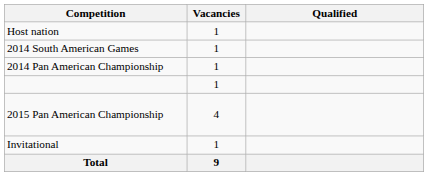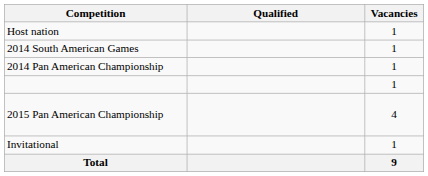columns swapped: (216, 13) <-> (335, 13)
